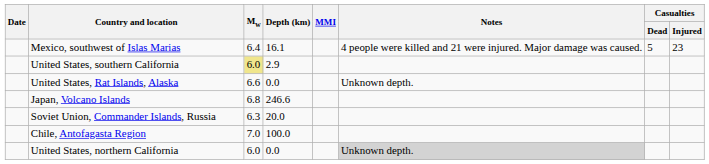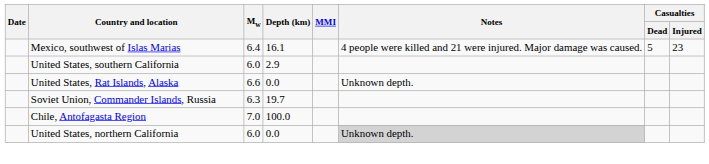(253, 64) khaki background -> (253, 64) no background
- row: (80, 99)
(275, 116) 20.0 -> (275, 99) 19.7
